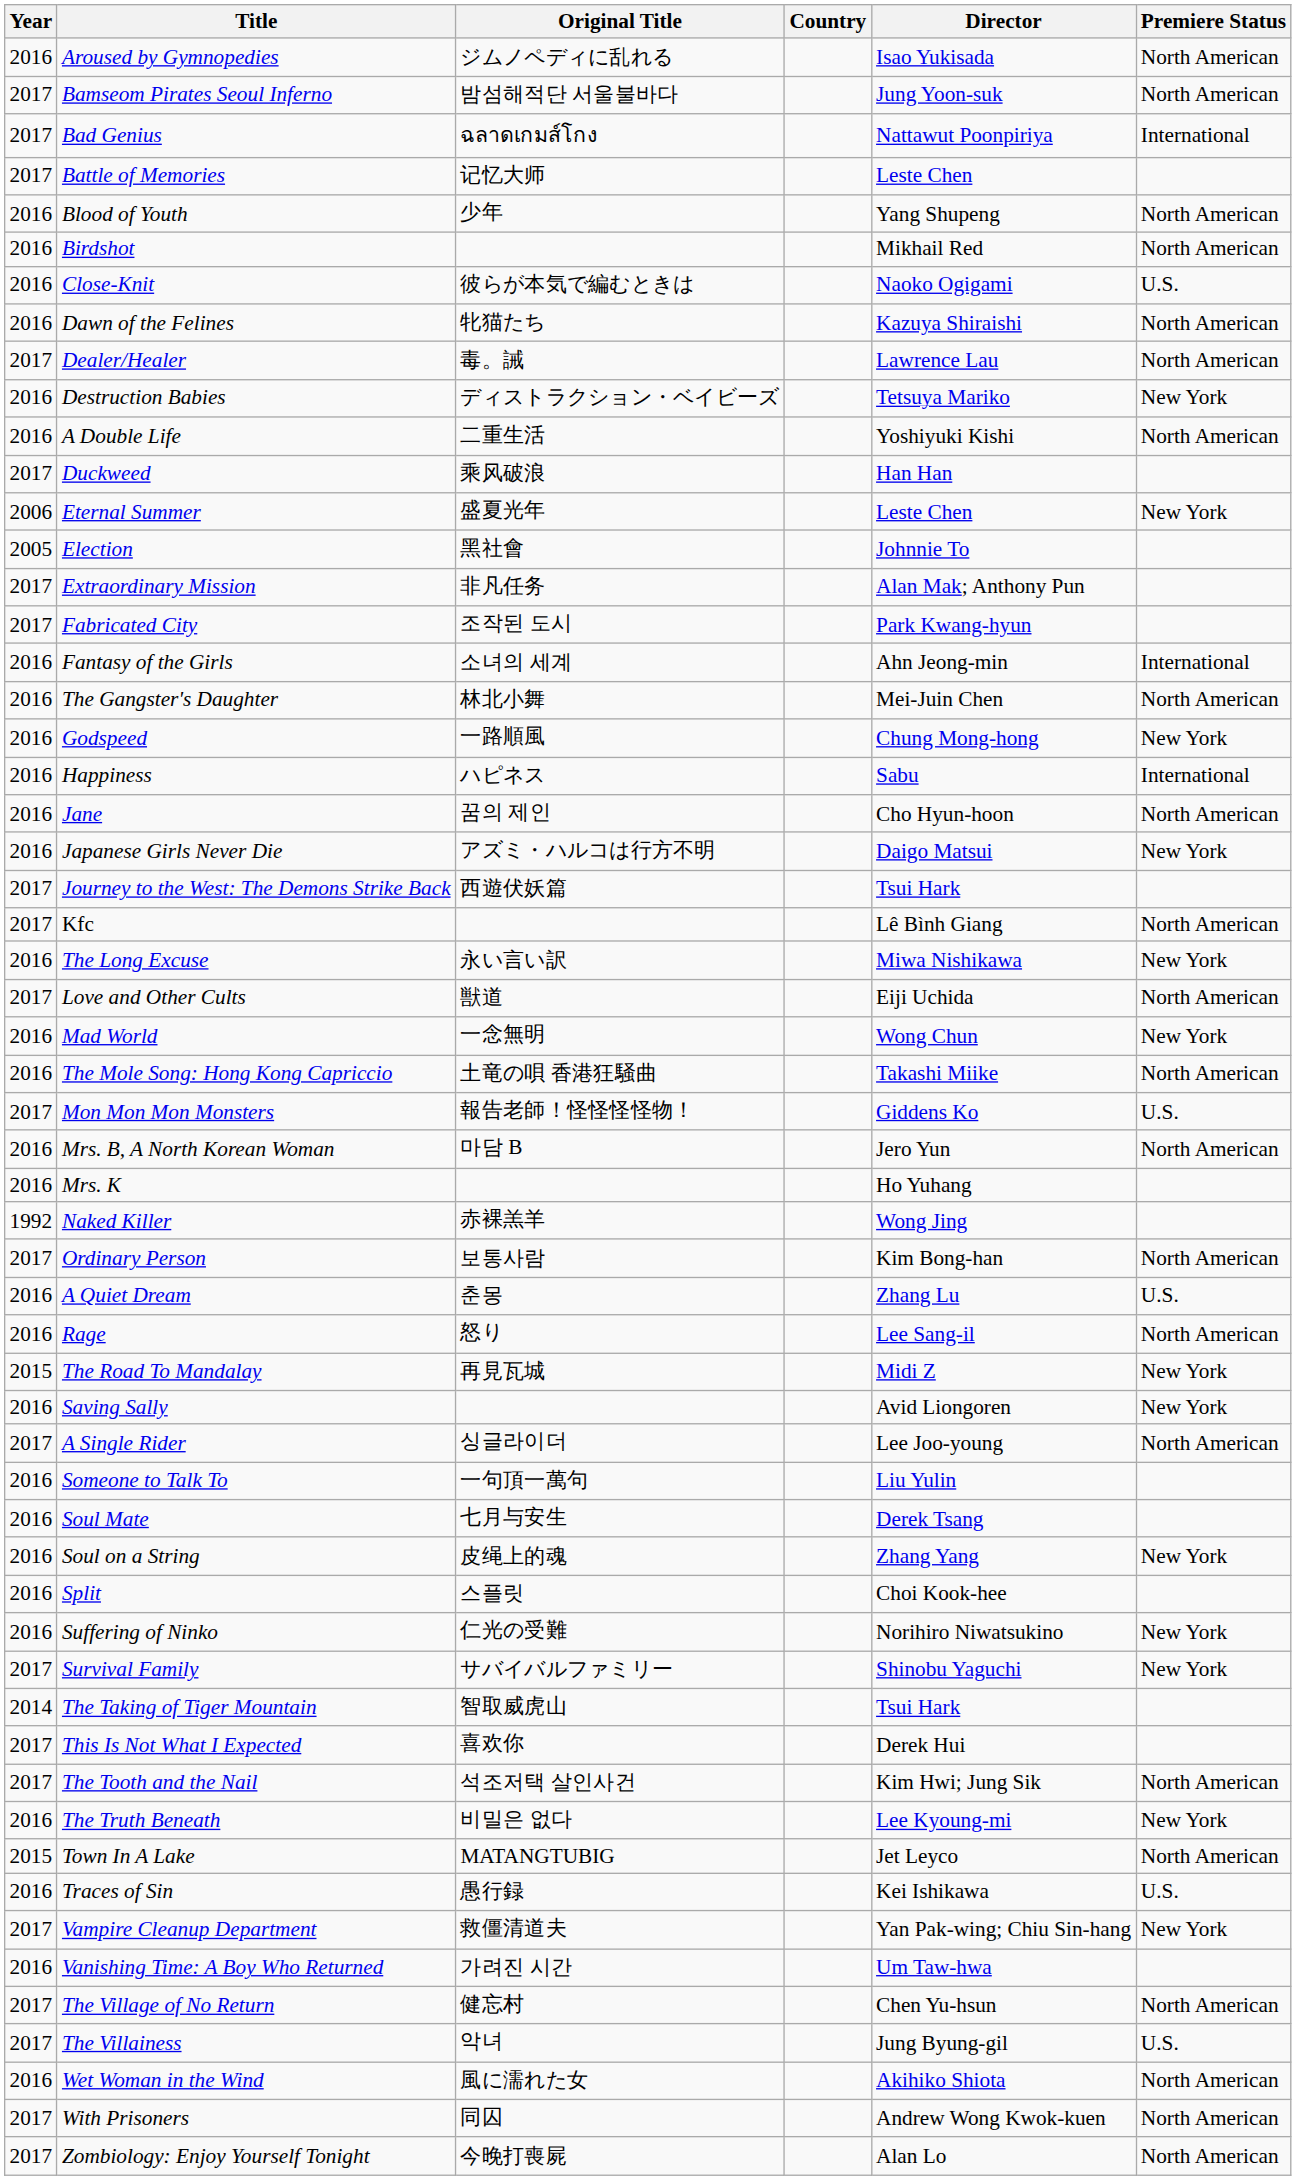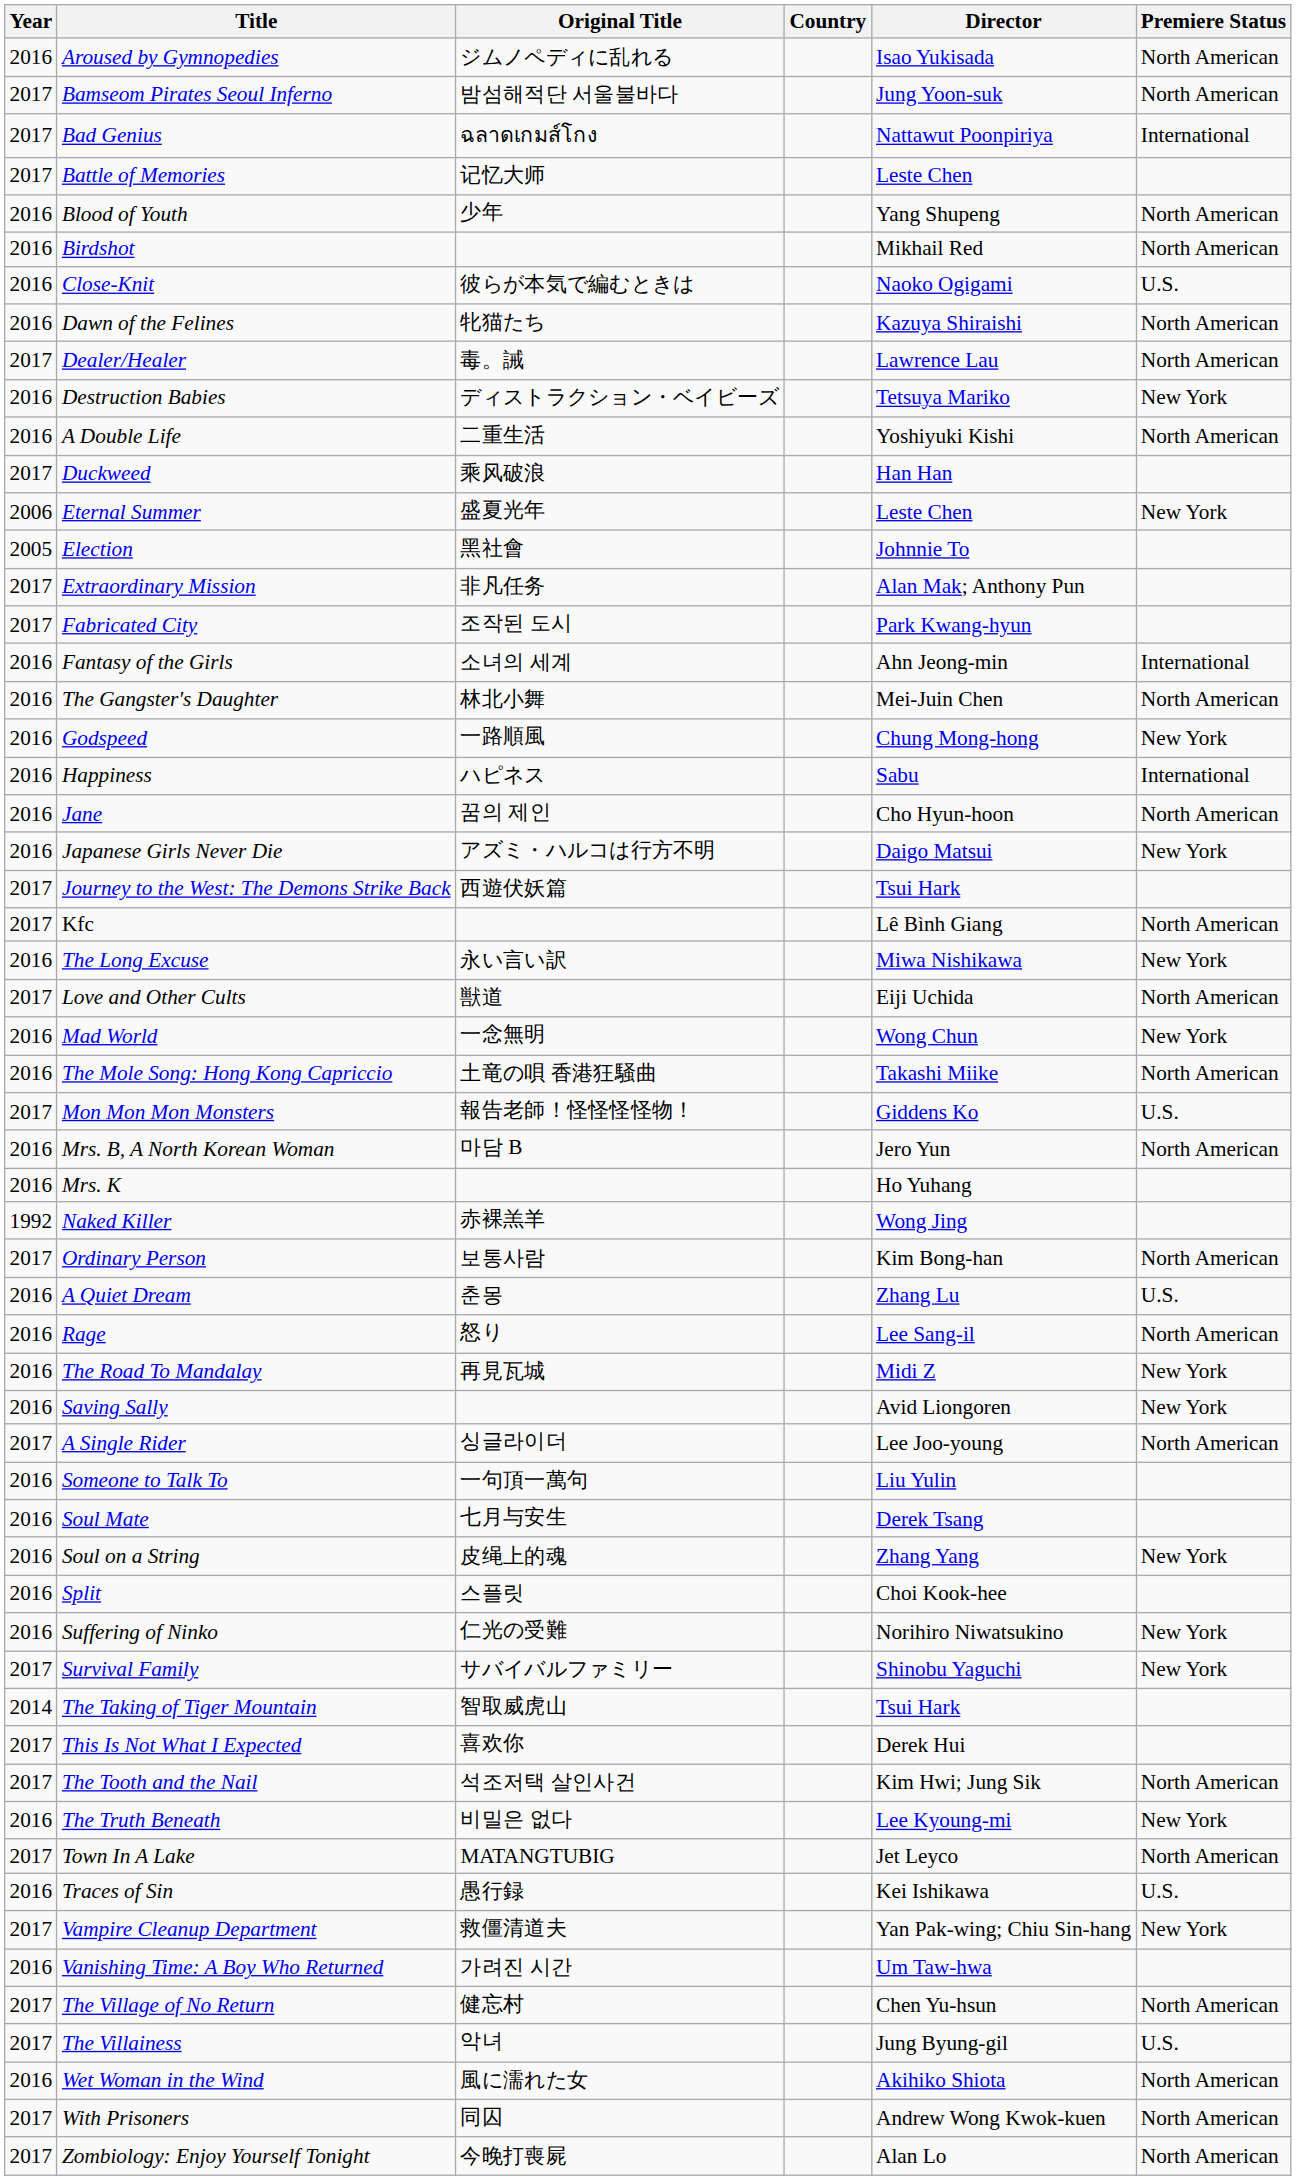(31, 1371) 2015 -> (31, 1371) 2016
(31, 1855) 2015 -> (31, 1855) 2017
